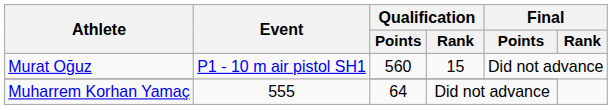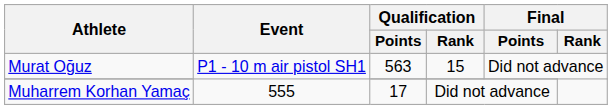(398, 67) 560 -> (398, 67) 563
(398, 92) 64 -> (398, 92) 17
